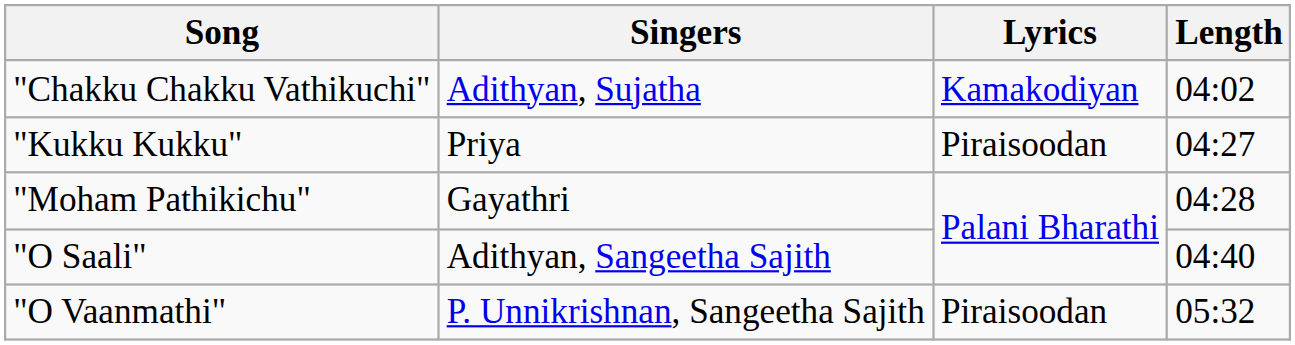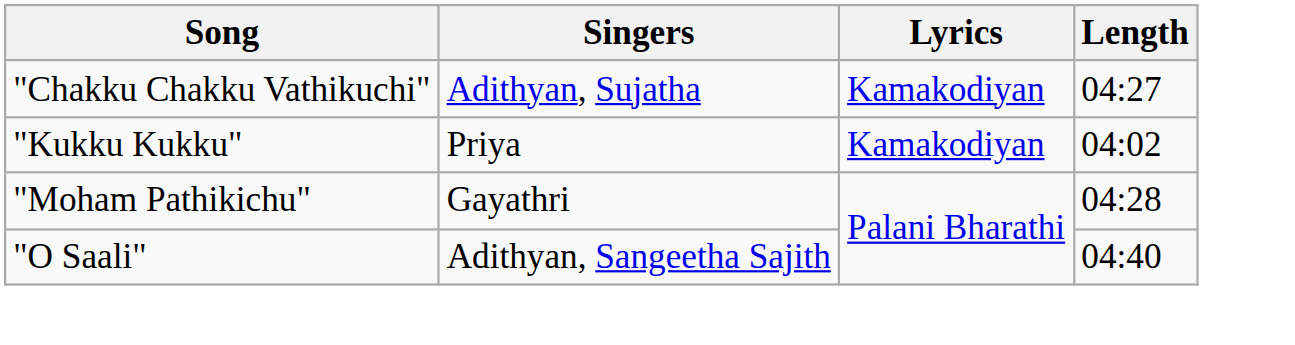(1215, 88) 04:02 -> (1121, 88) 04:27
(1024, 144) Piraisoodan -> (946, 144) Kamakodiyan
(1215, 144) 04:27 -> (1121, 144) 04:02
- row: (120, 311)
